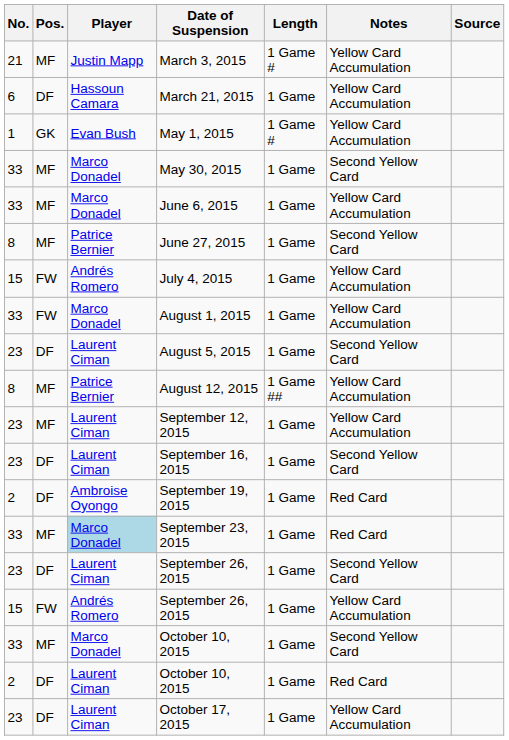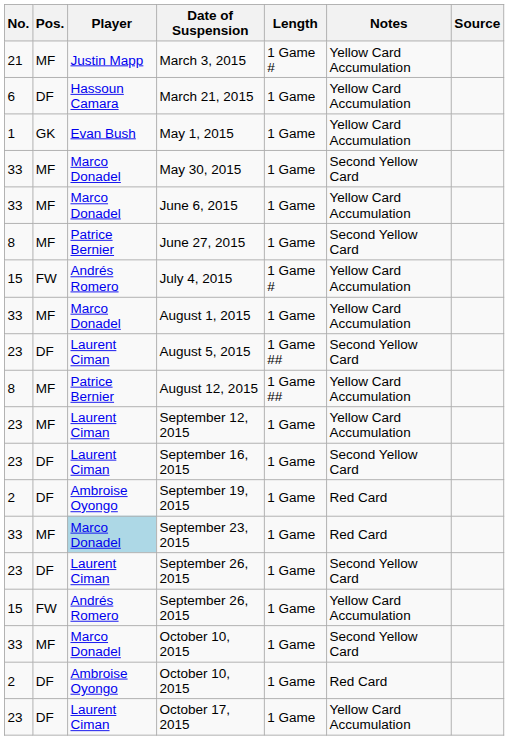(291, 133) 1 Game # -> (291, 133) 1 Game
(291, 279) 1 Game -> (291, 279) 1 Game #
(46, 315) FW -> (45, 315) MF
(291, 352) 1 Game -> (291, 352) 1 Game ##
(93, 681) Laurent Ciman -> (99, 681) Ambroise Oyongo
